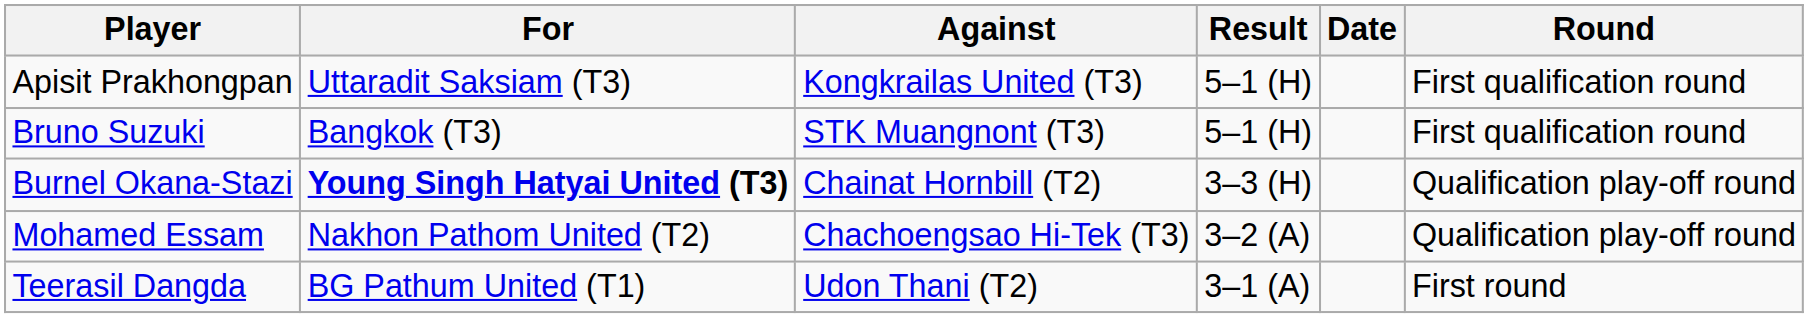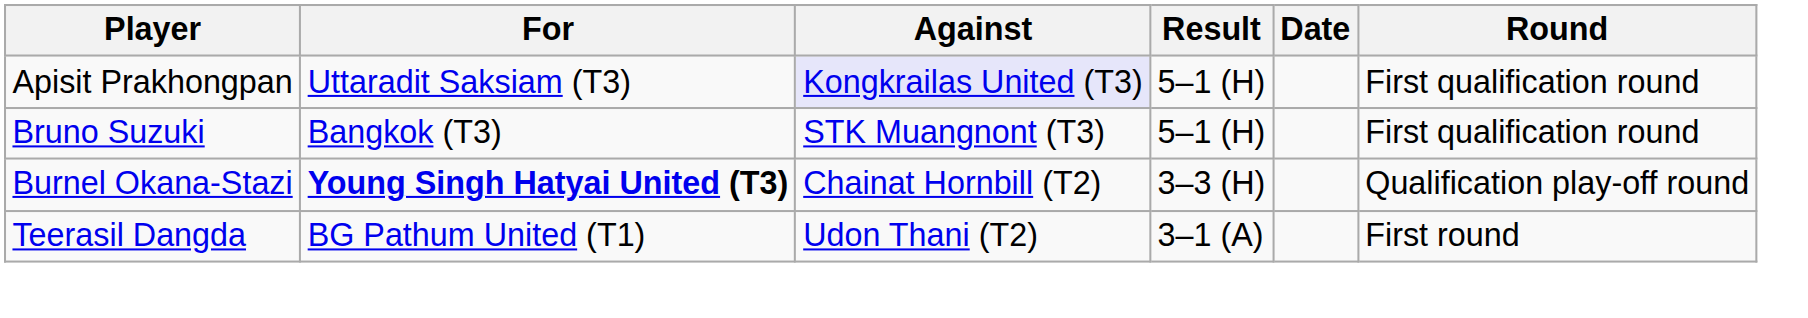(973, 81) no background -> (973, 81) lavender background
- row: (138, 235)
